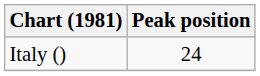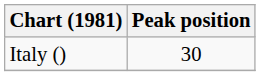(191, 53) 24 -> (191, 53) 30
